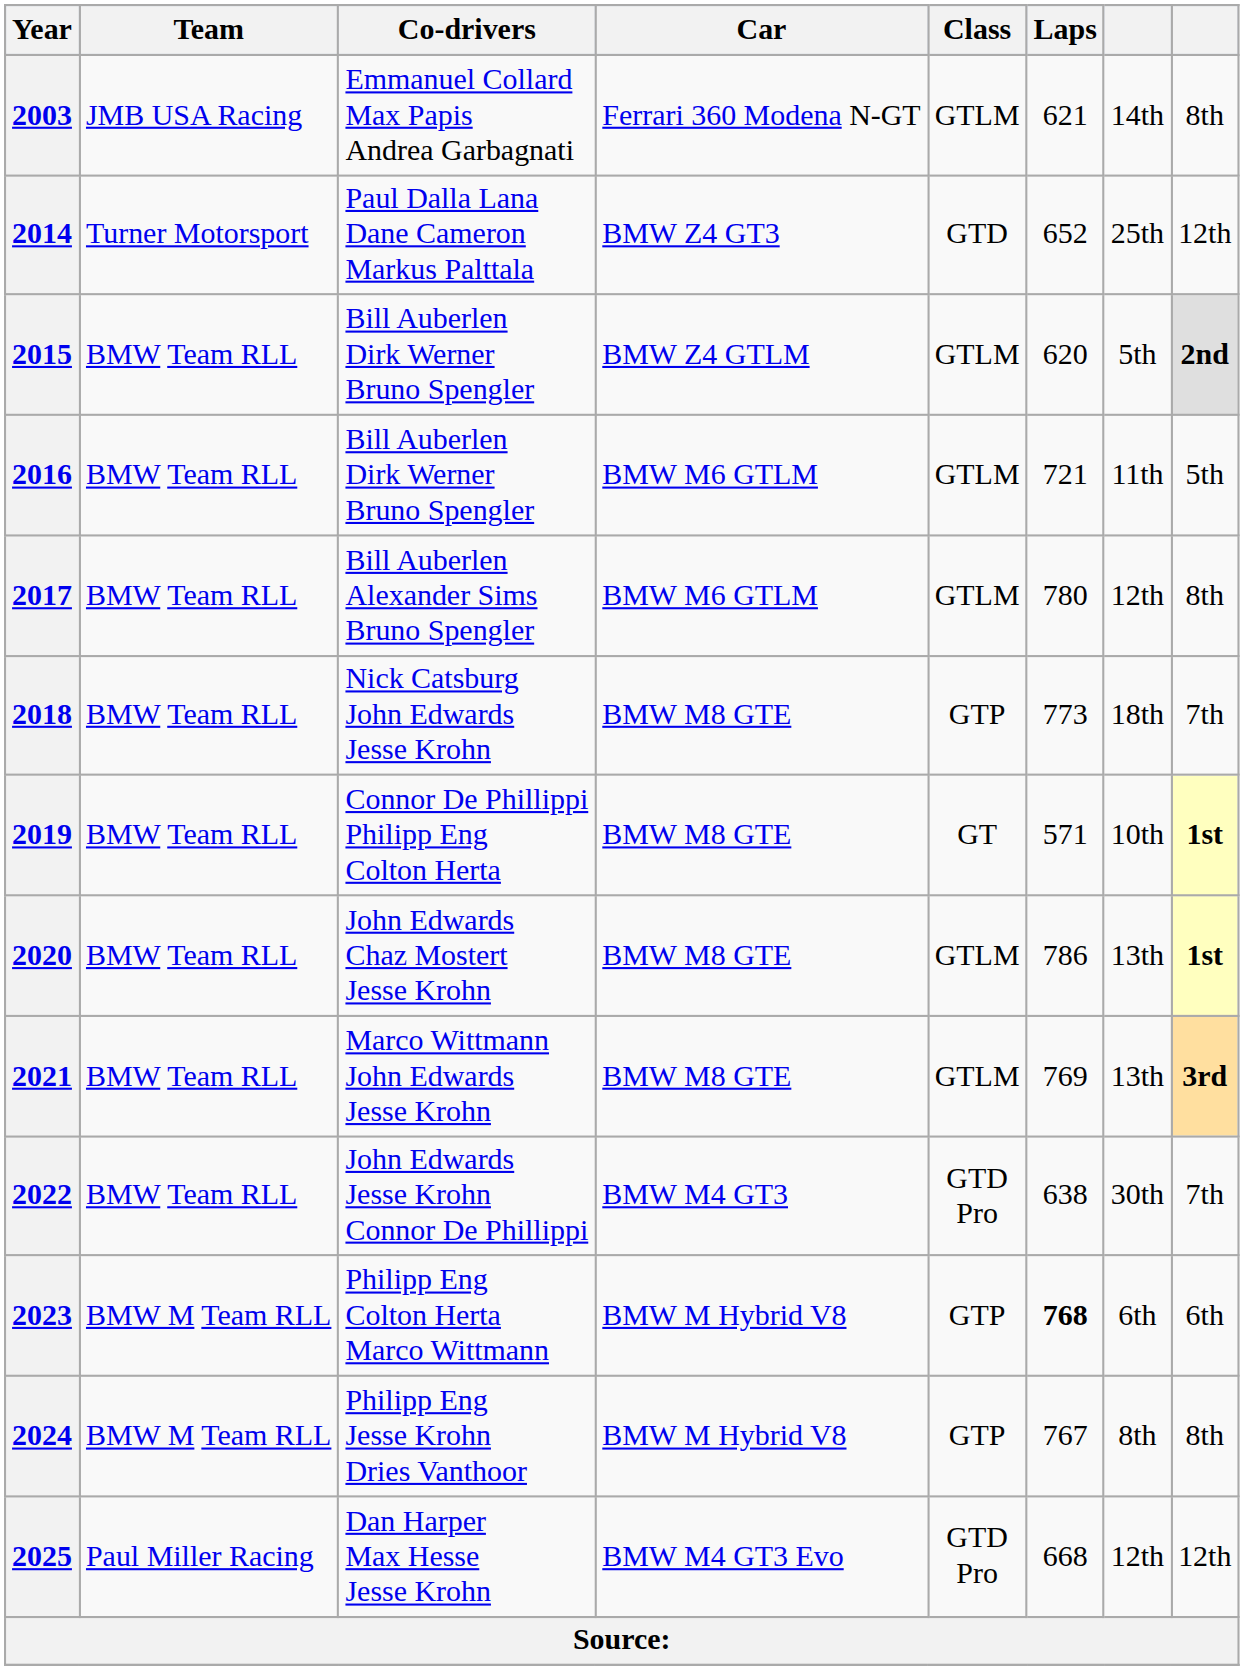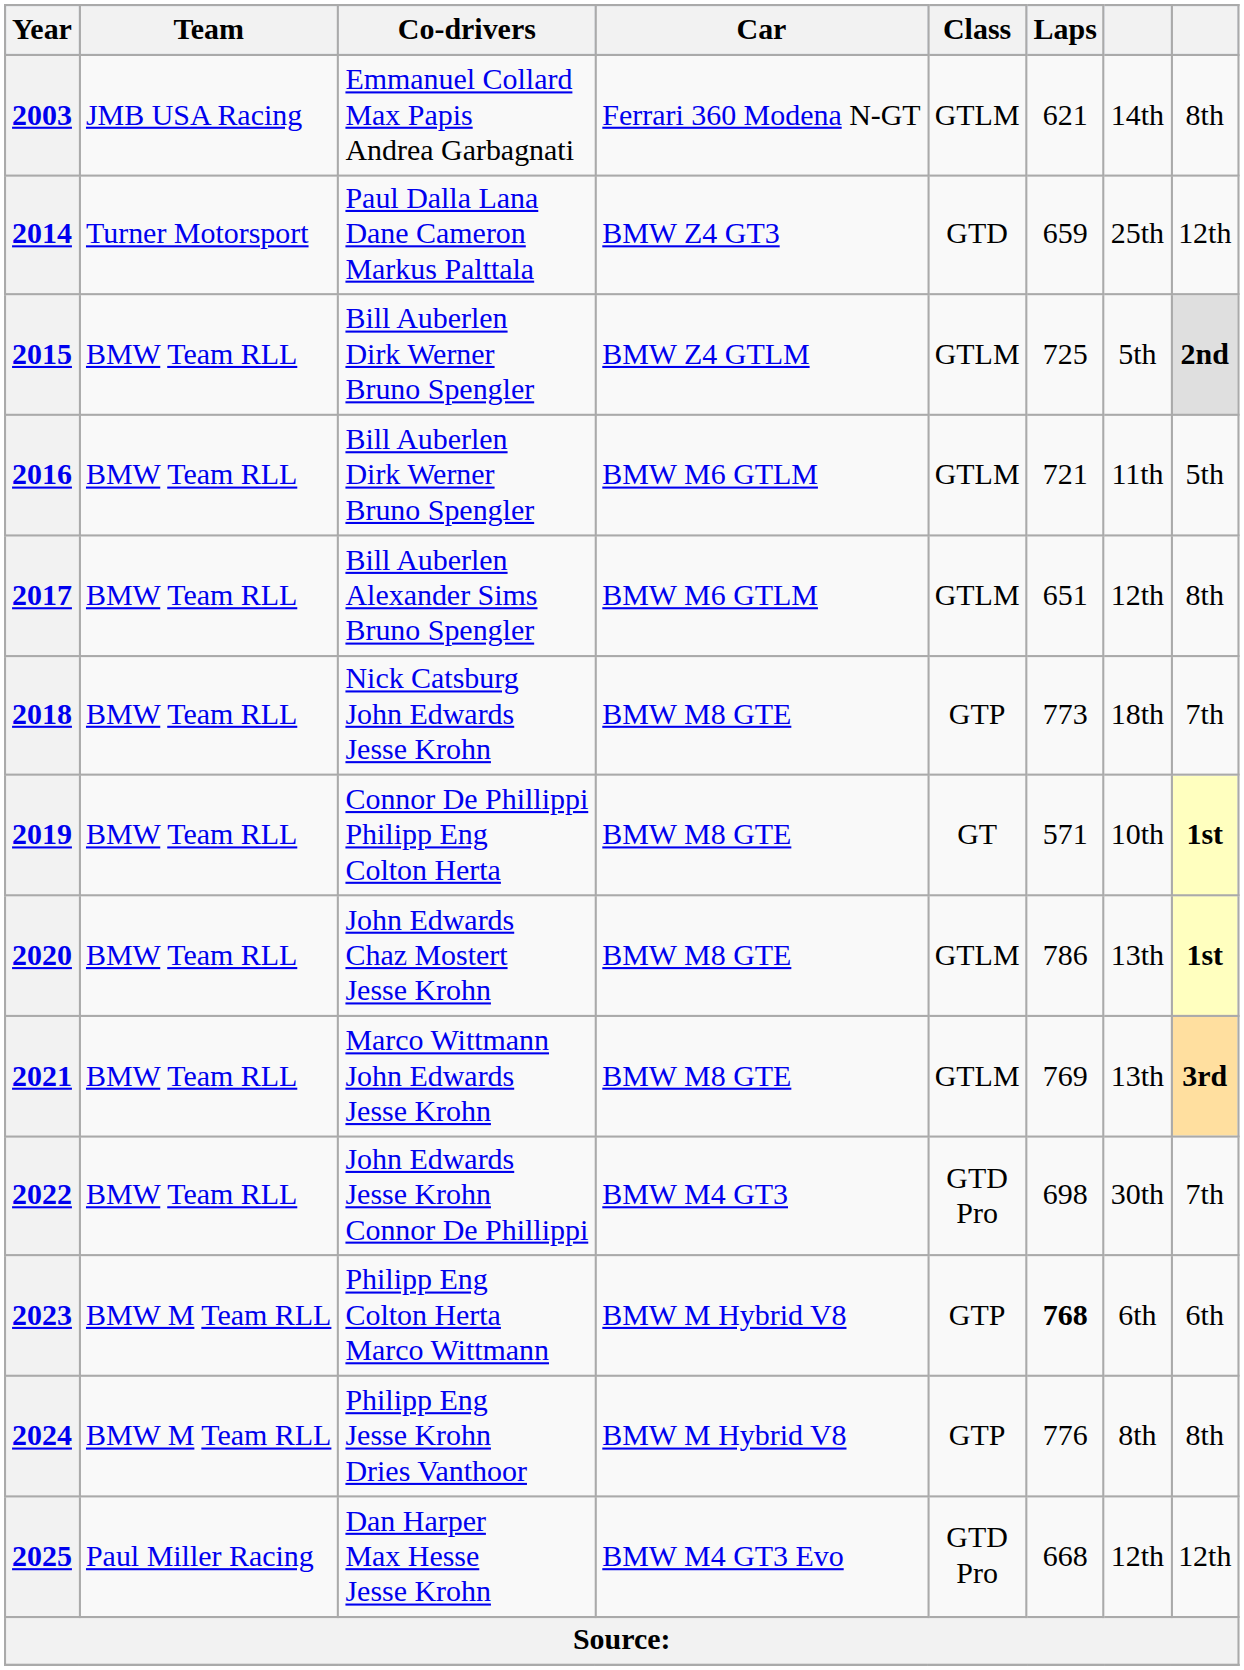(1065, 234) 652 -> (1065, 234) 659
(1065, 354) 620 -> (1065, 354) 725
(1065, 594) 780 -> (1065, 594) 651
(1065, 1195) 638 -> (1065, 1195) 698
(1065, 1435) 767 -> (1065, 1435) 776
